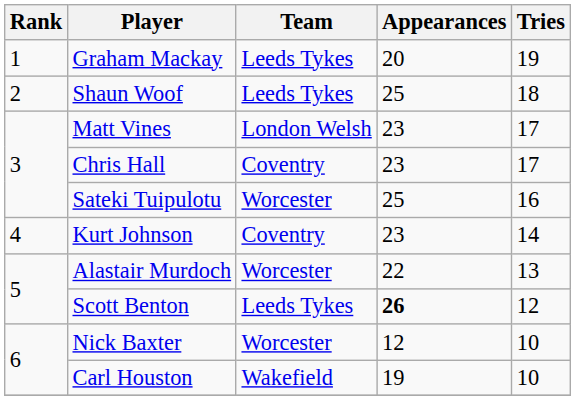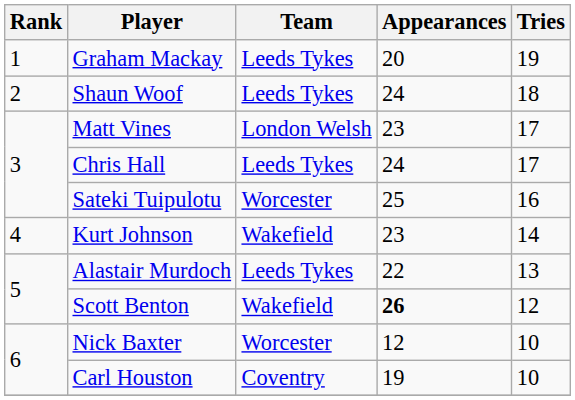(393, 93) 25 -> (393, 93) 24
(283, 164) Coventry -> (297, 164) Leeds Tykes
(393, 164) 23 -> (393, 164) 24
(283, 235) Coventry -> (287, 235) Wakefield
(287, 270) Worcester -> (297, 270) Leeds Tykes
(297, 306) Leeds Tykes -> (287, 306) Wakefield
(287, 377) Wakefield -> (283, 377) Coventry
